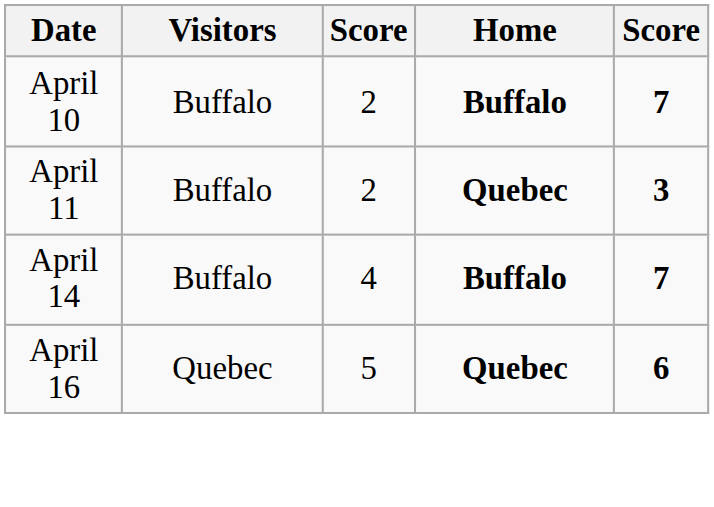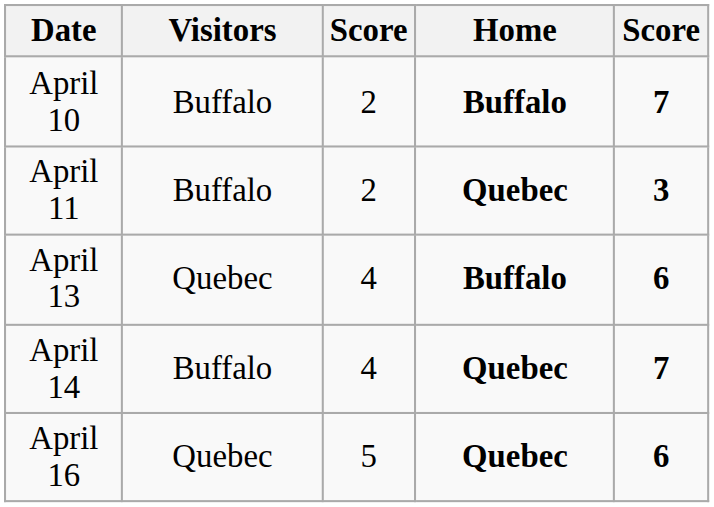+ row: (64, 278)
(515, 278) Buffalo -> (515, 367) Quebec
